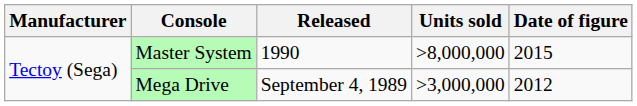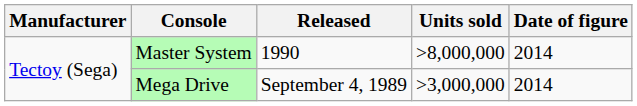(533, 52) 2015 -> (533, 52) 2014
(533, 84) 2012 -> (533, 84) 2014
